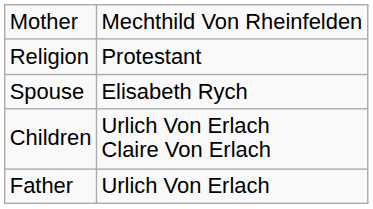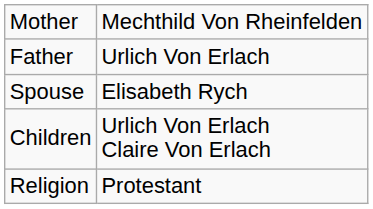rows swapped: (41, 185) <-> (49, 56)
